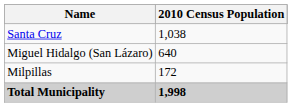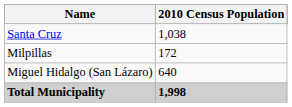rows swapped: (80, 53) <-> (29, 72)
